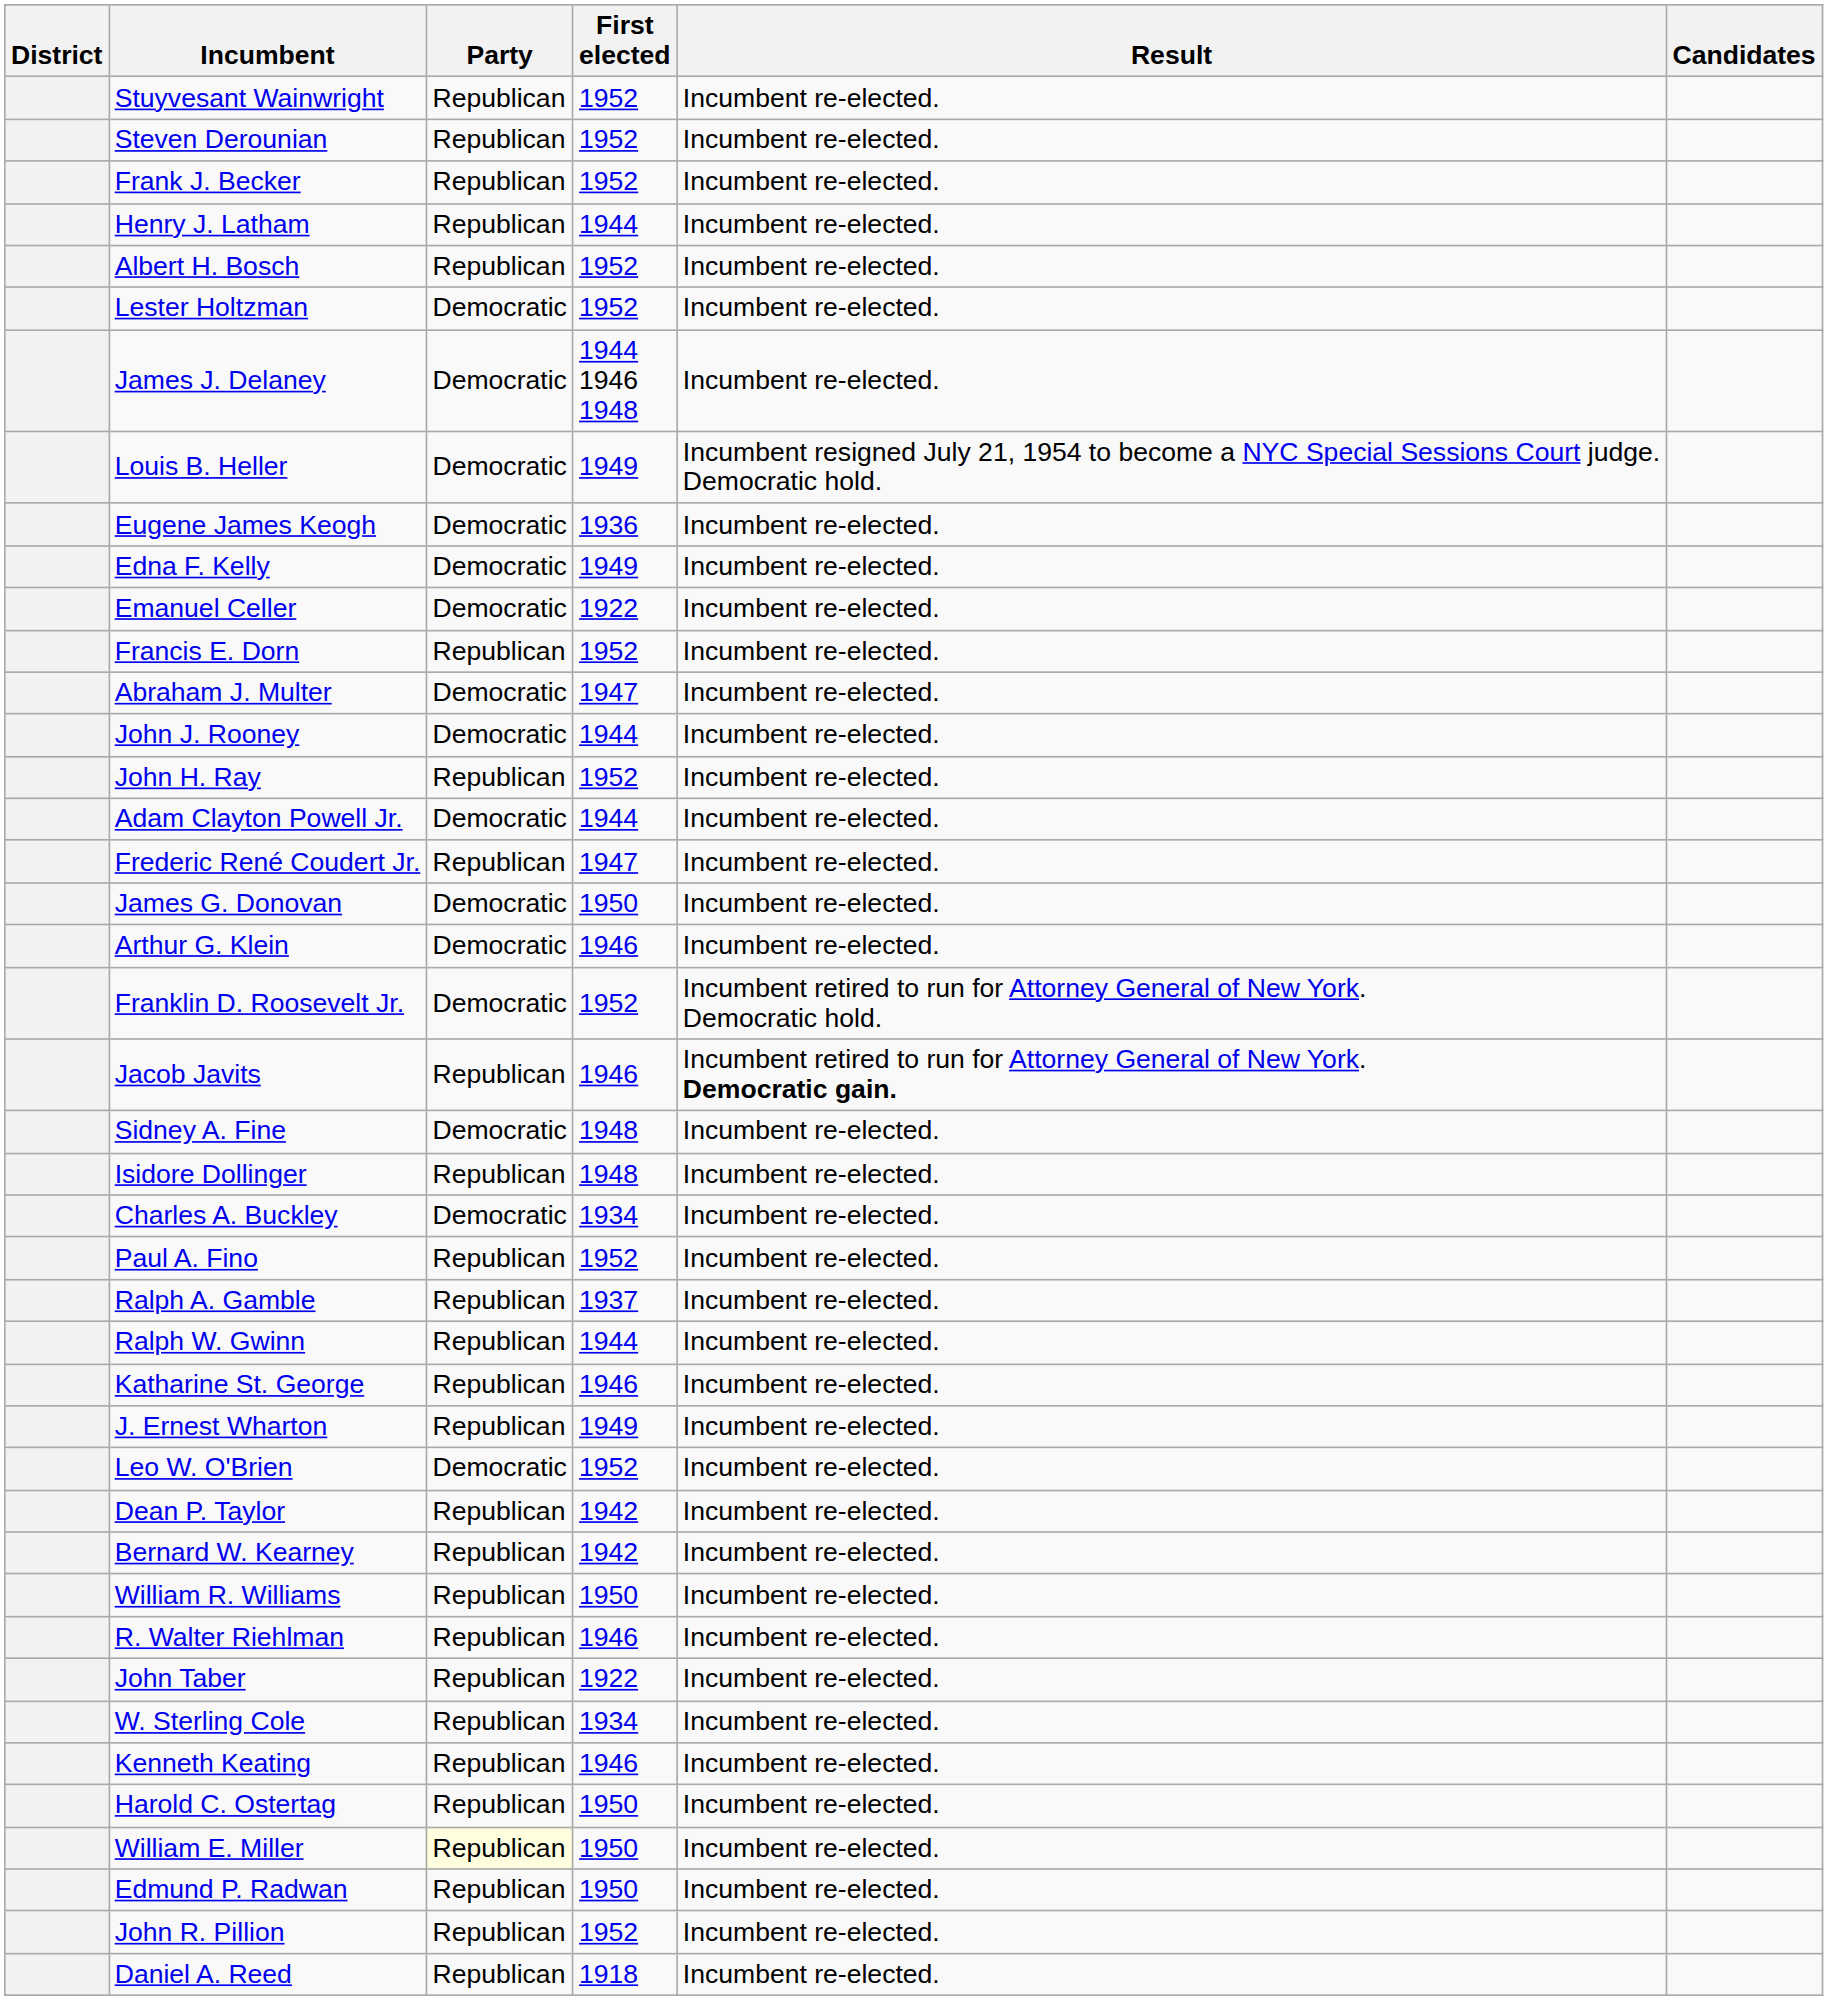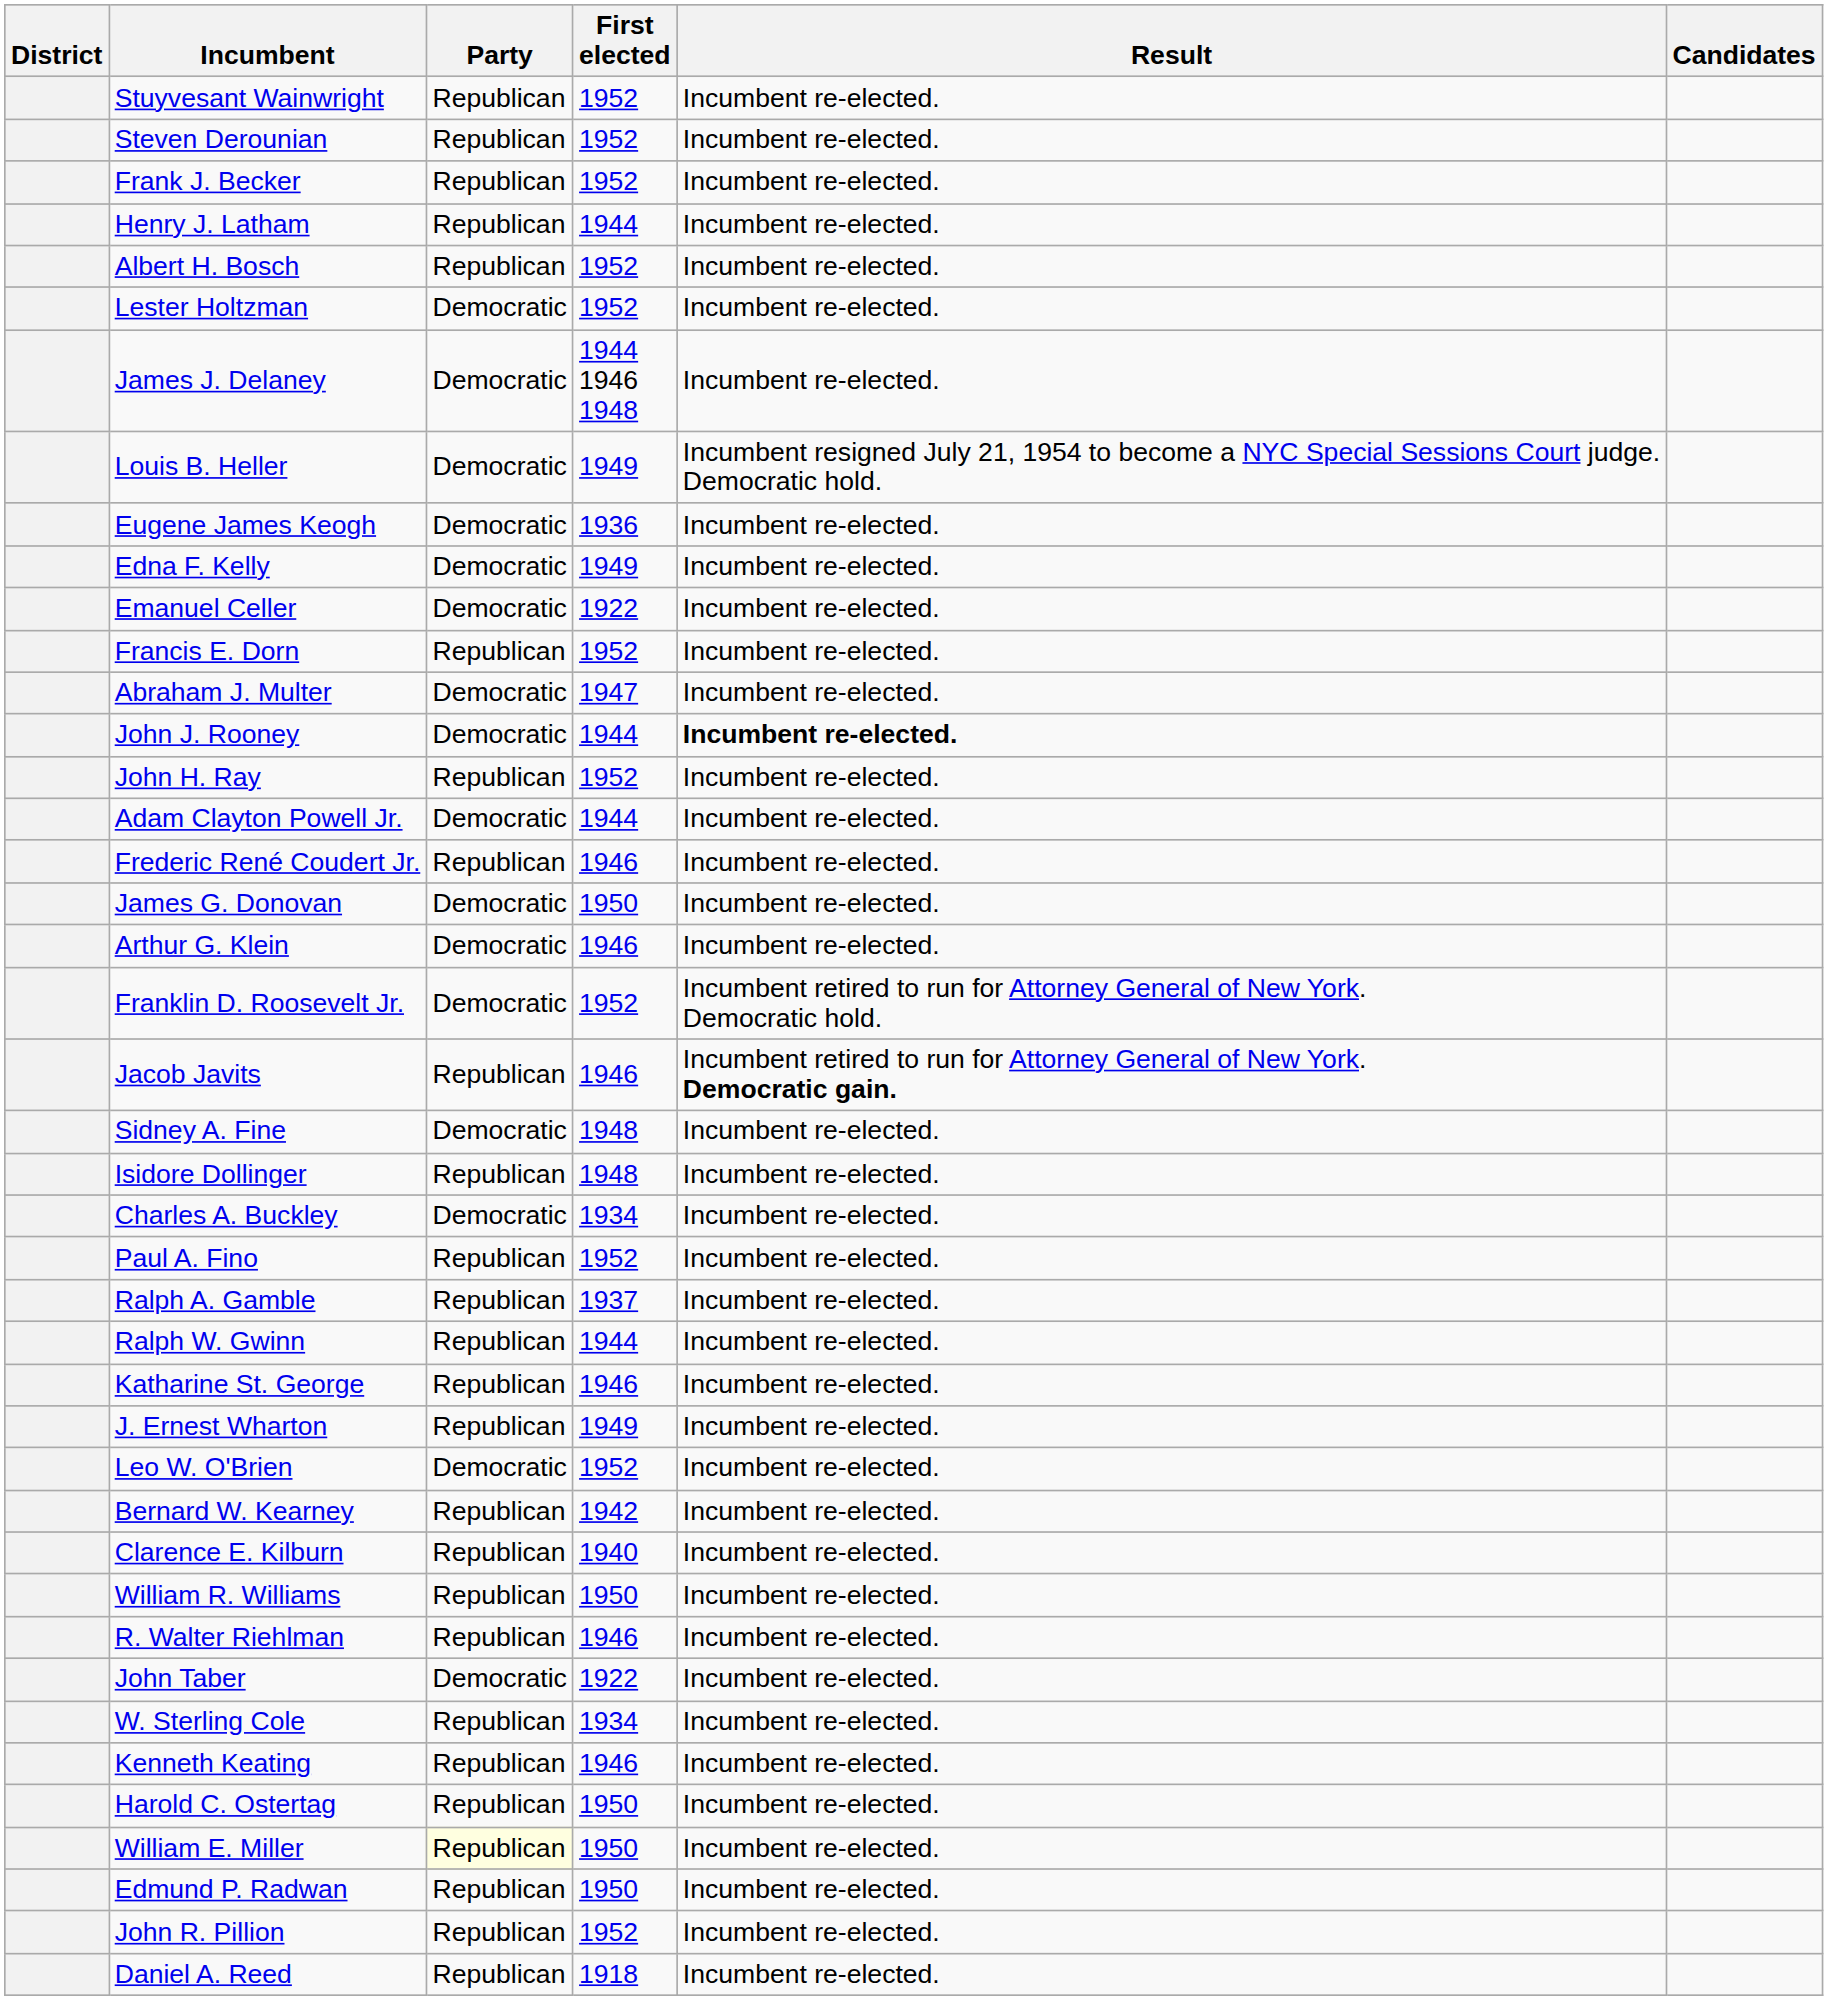(811, 734) normal -> (820, 734) bold
(609, 861) 1947 -> (609, 861) 1946
- row: (200, 1510)
+ row: (229, 1552)
(499, 1679) Republican -> (500, 1679) Democratic
